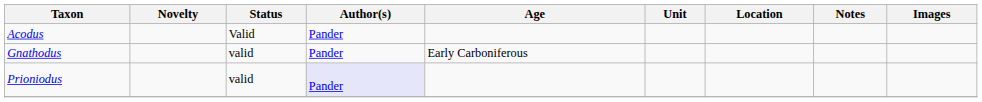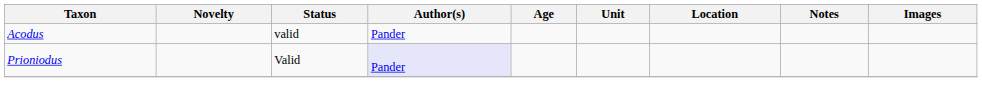(242, 33) Valid -> (287, 33) valid
- row: (34, 53)
(241, 79) valid -> (287, 60) Valid
